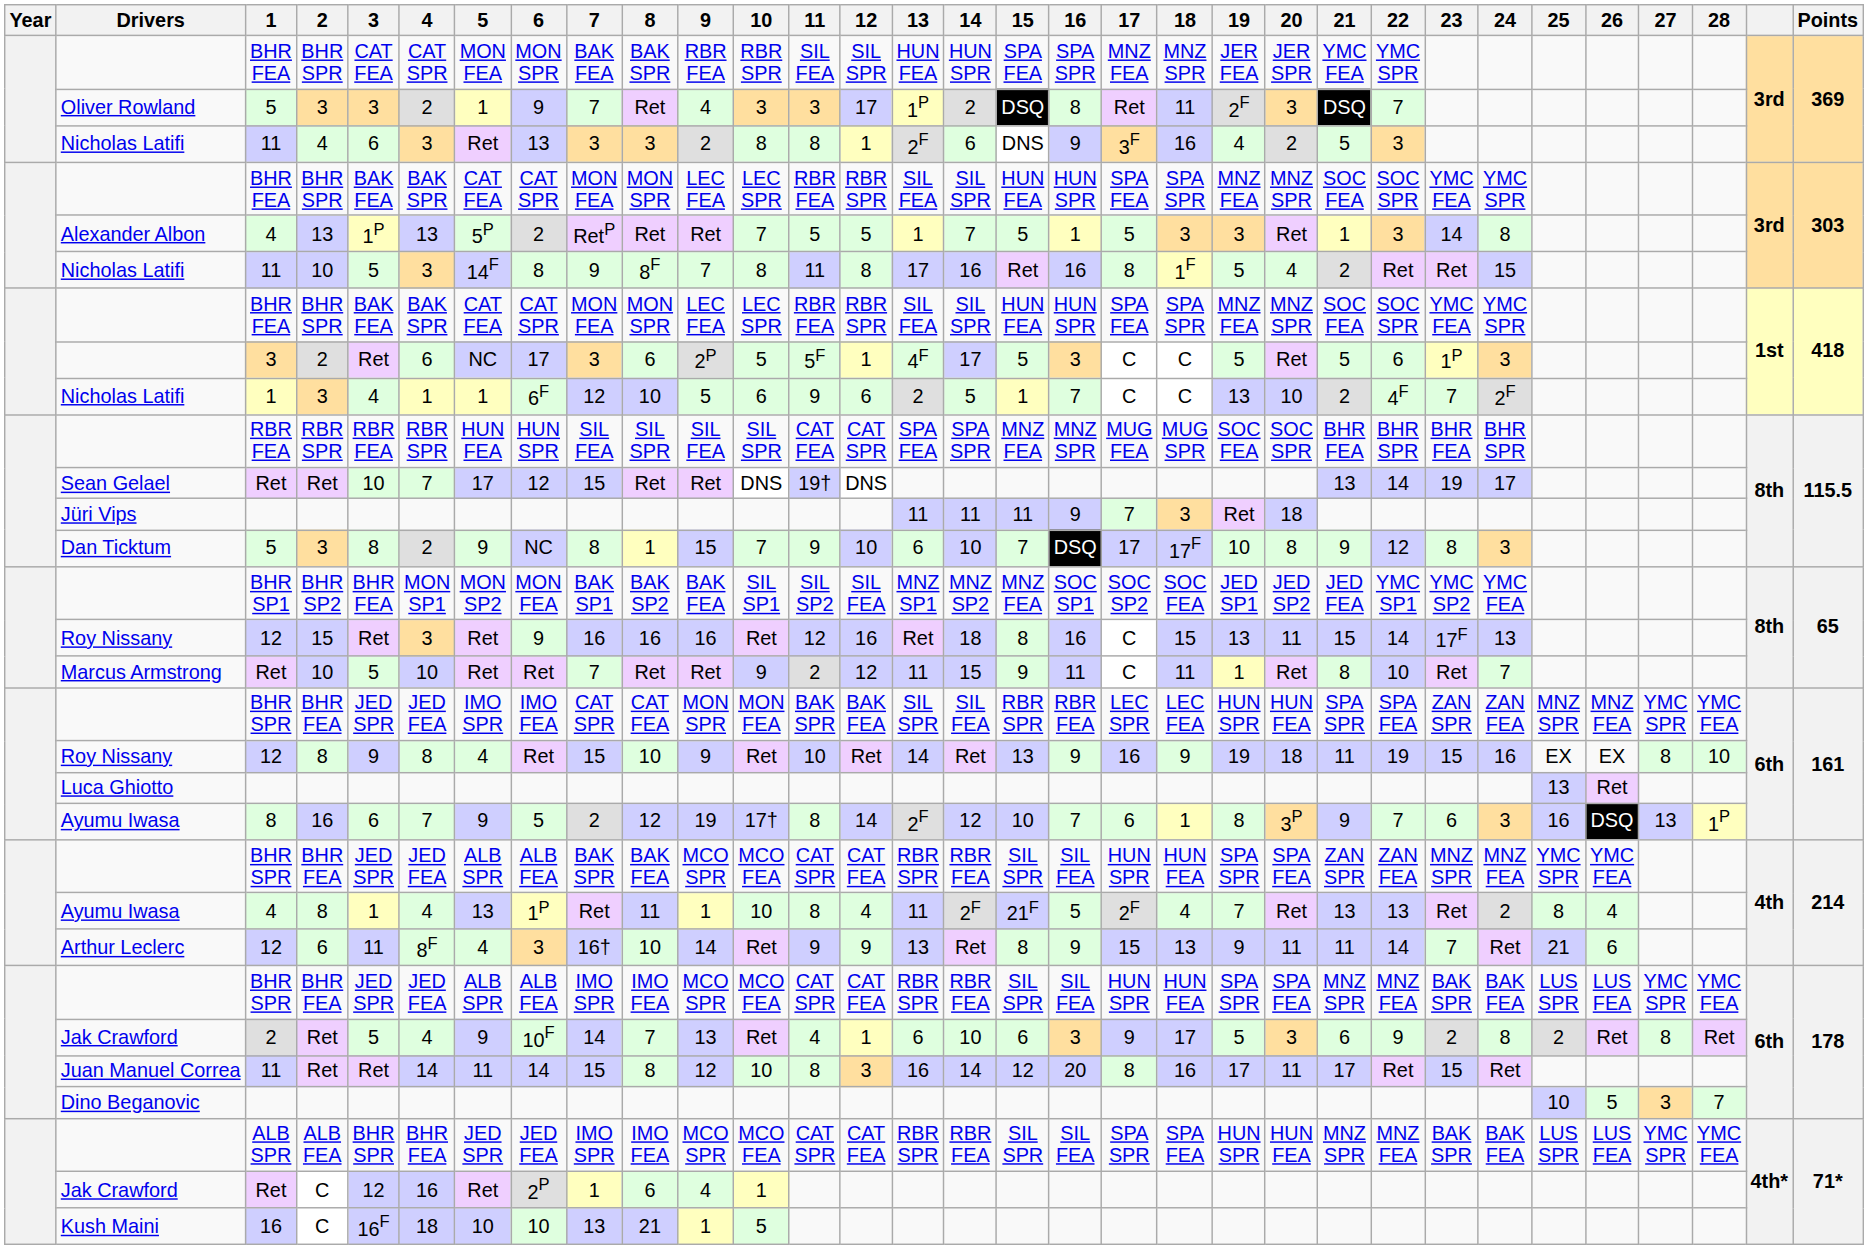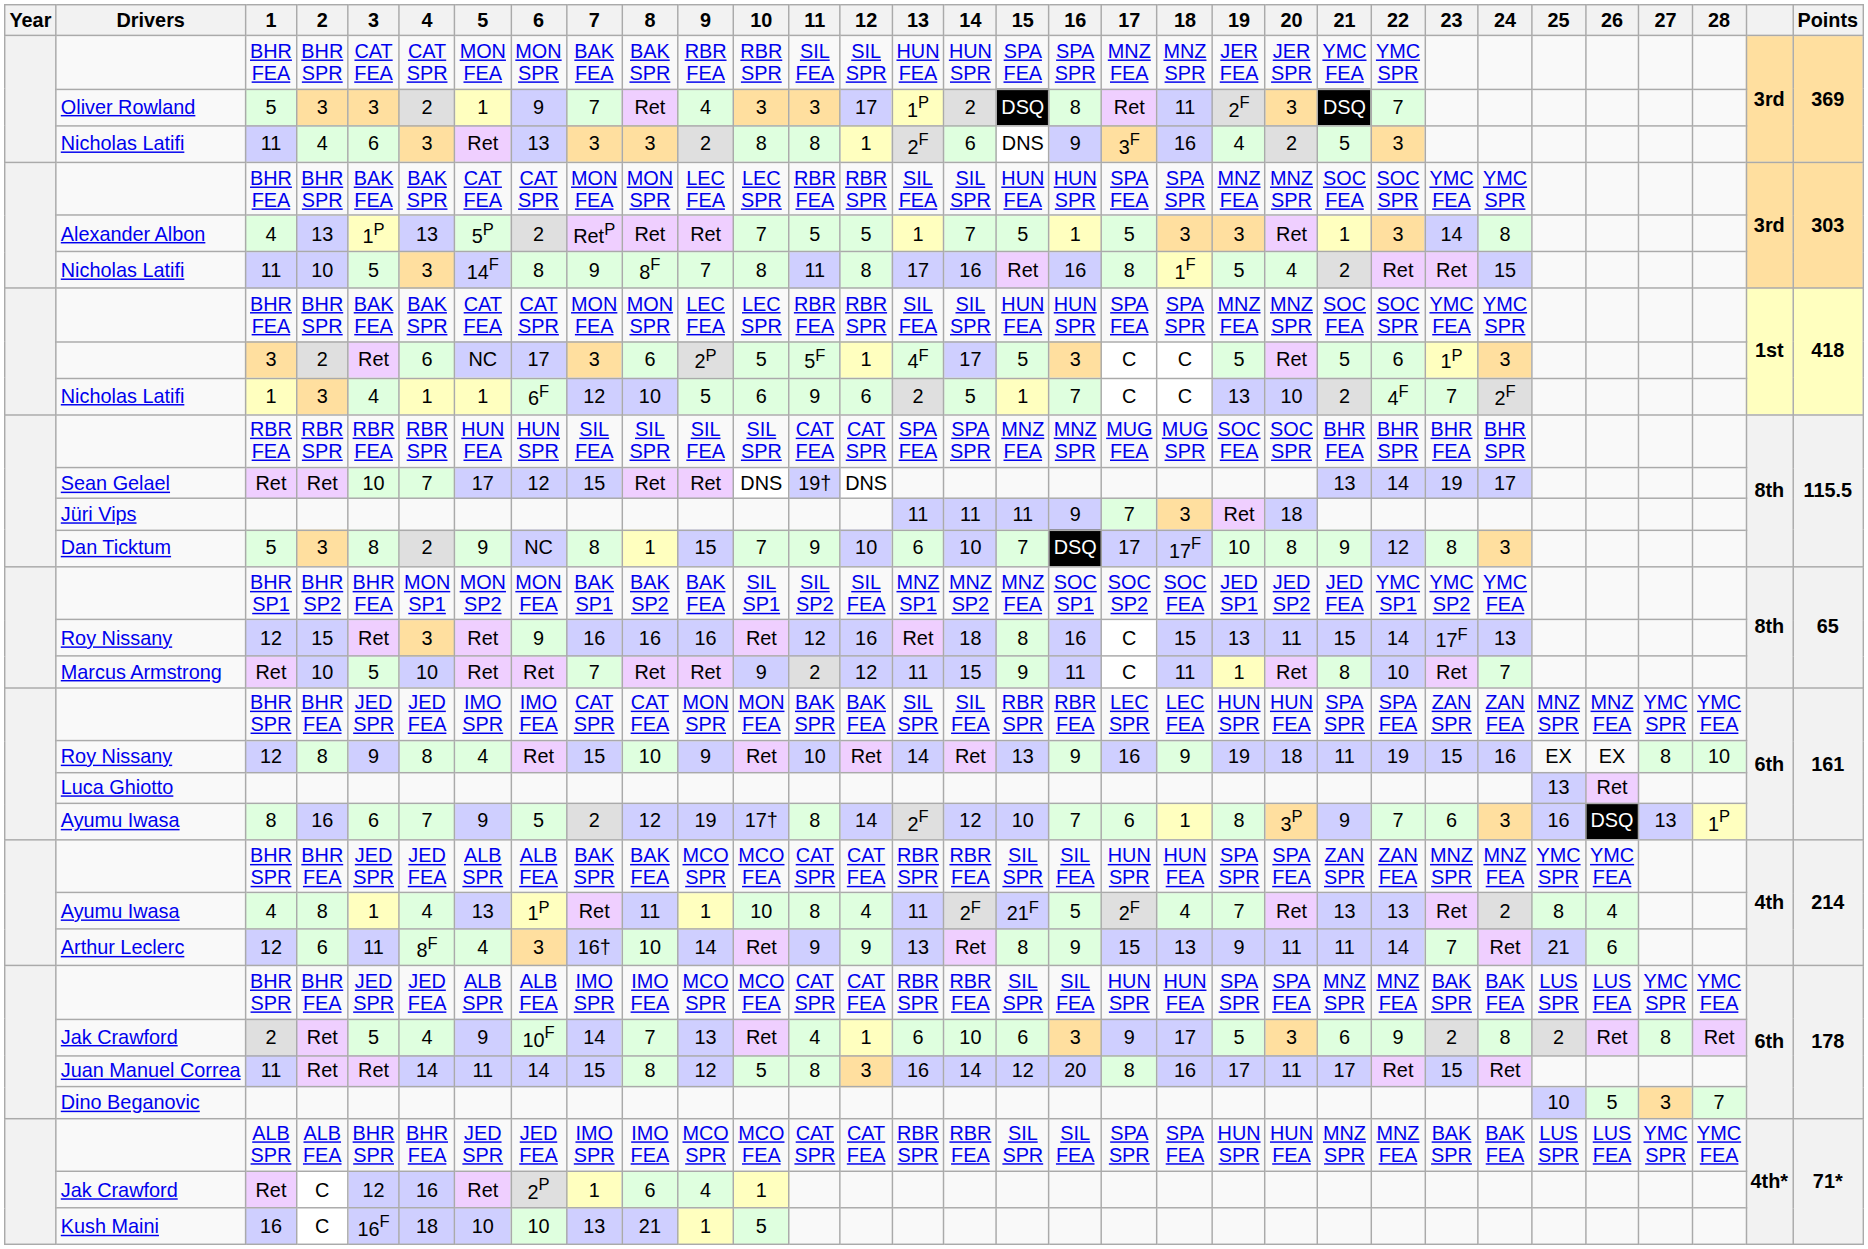(761, 1071) 10 -> (761, 1071) 5
